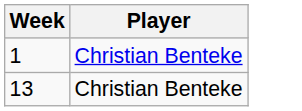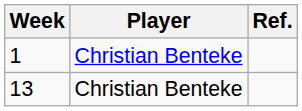+ column: (272, 21)
